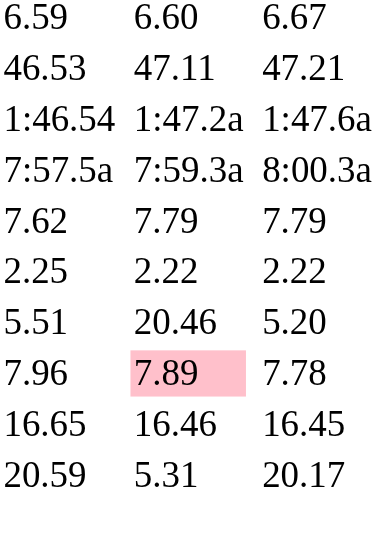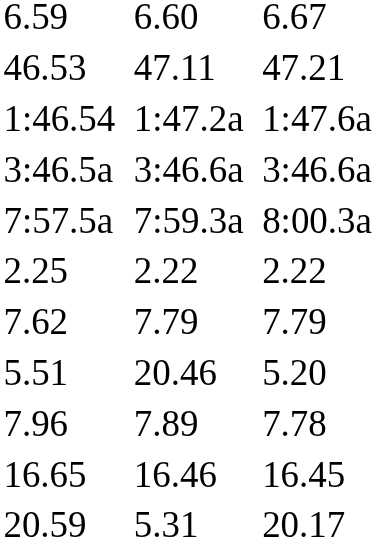+ row: (58, 169)
rows swapped: (36, 220) <-> (36, 271)
(166, 372) pink background -> (166, 423) no background
